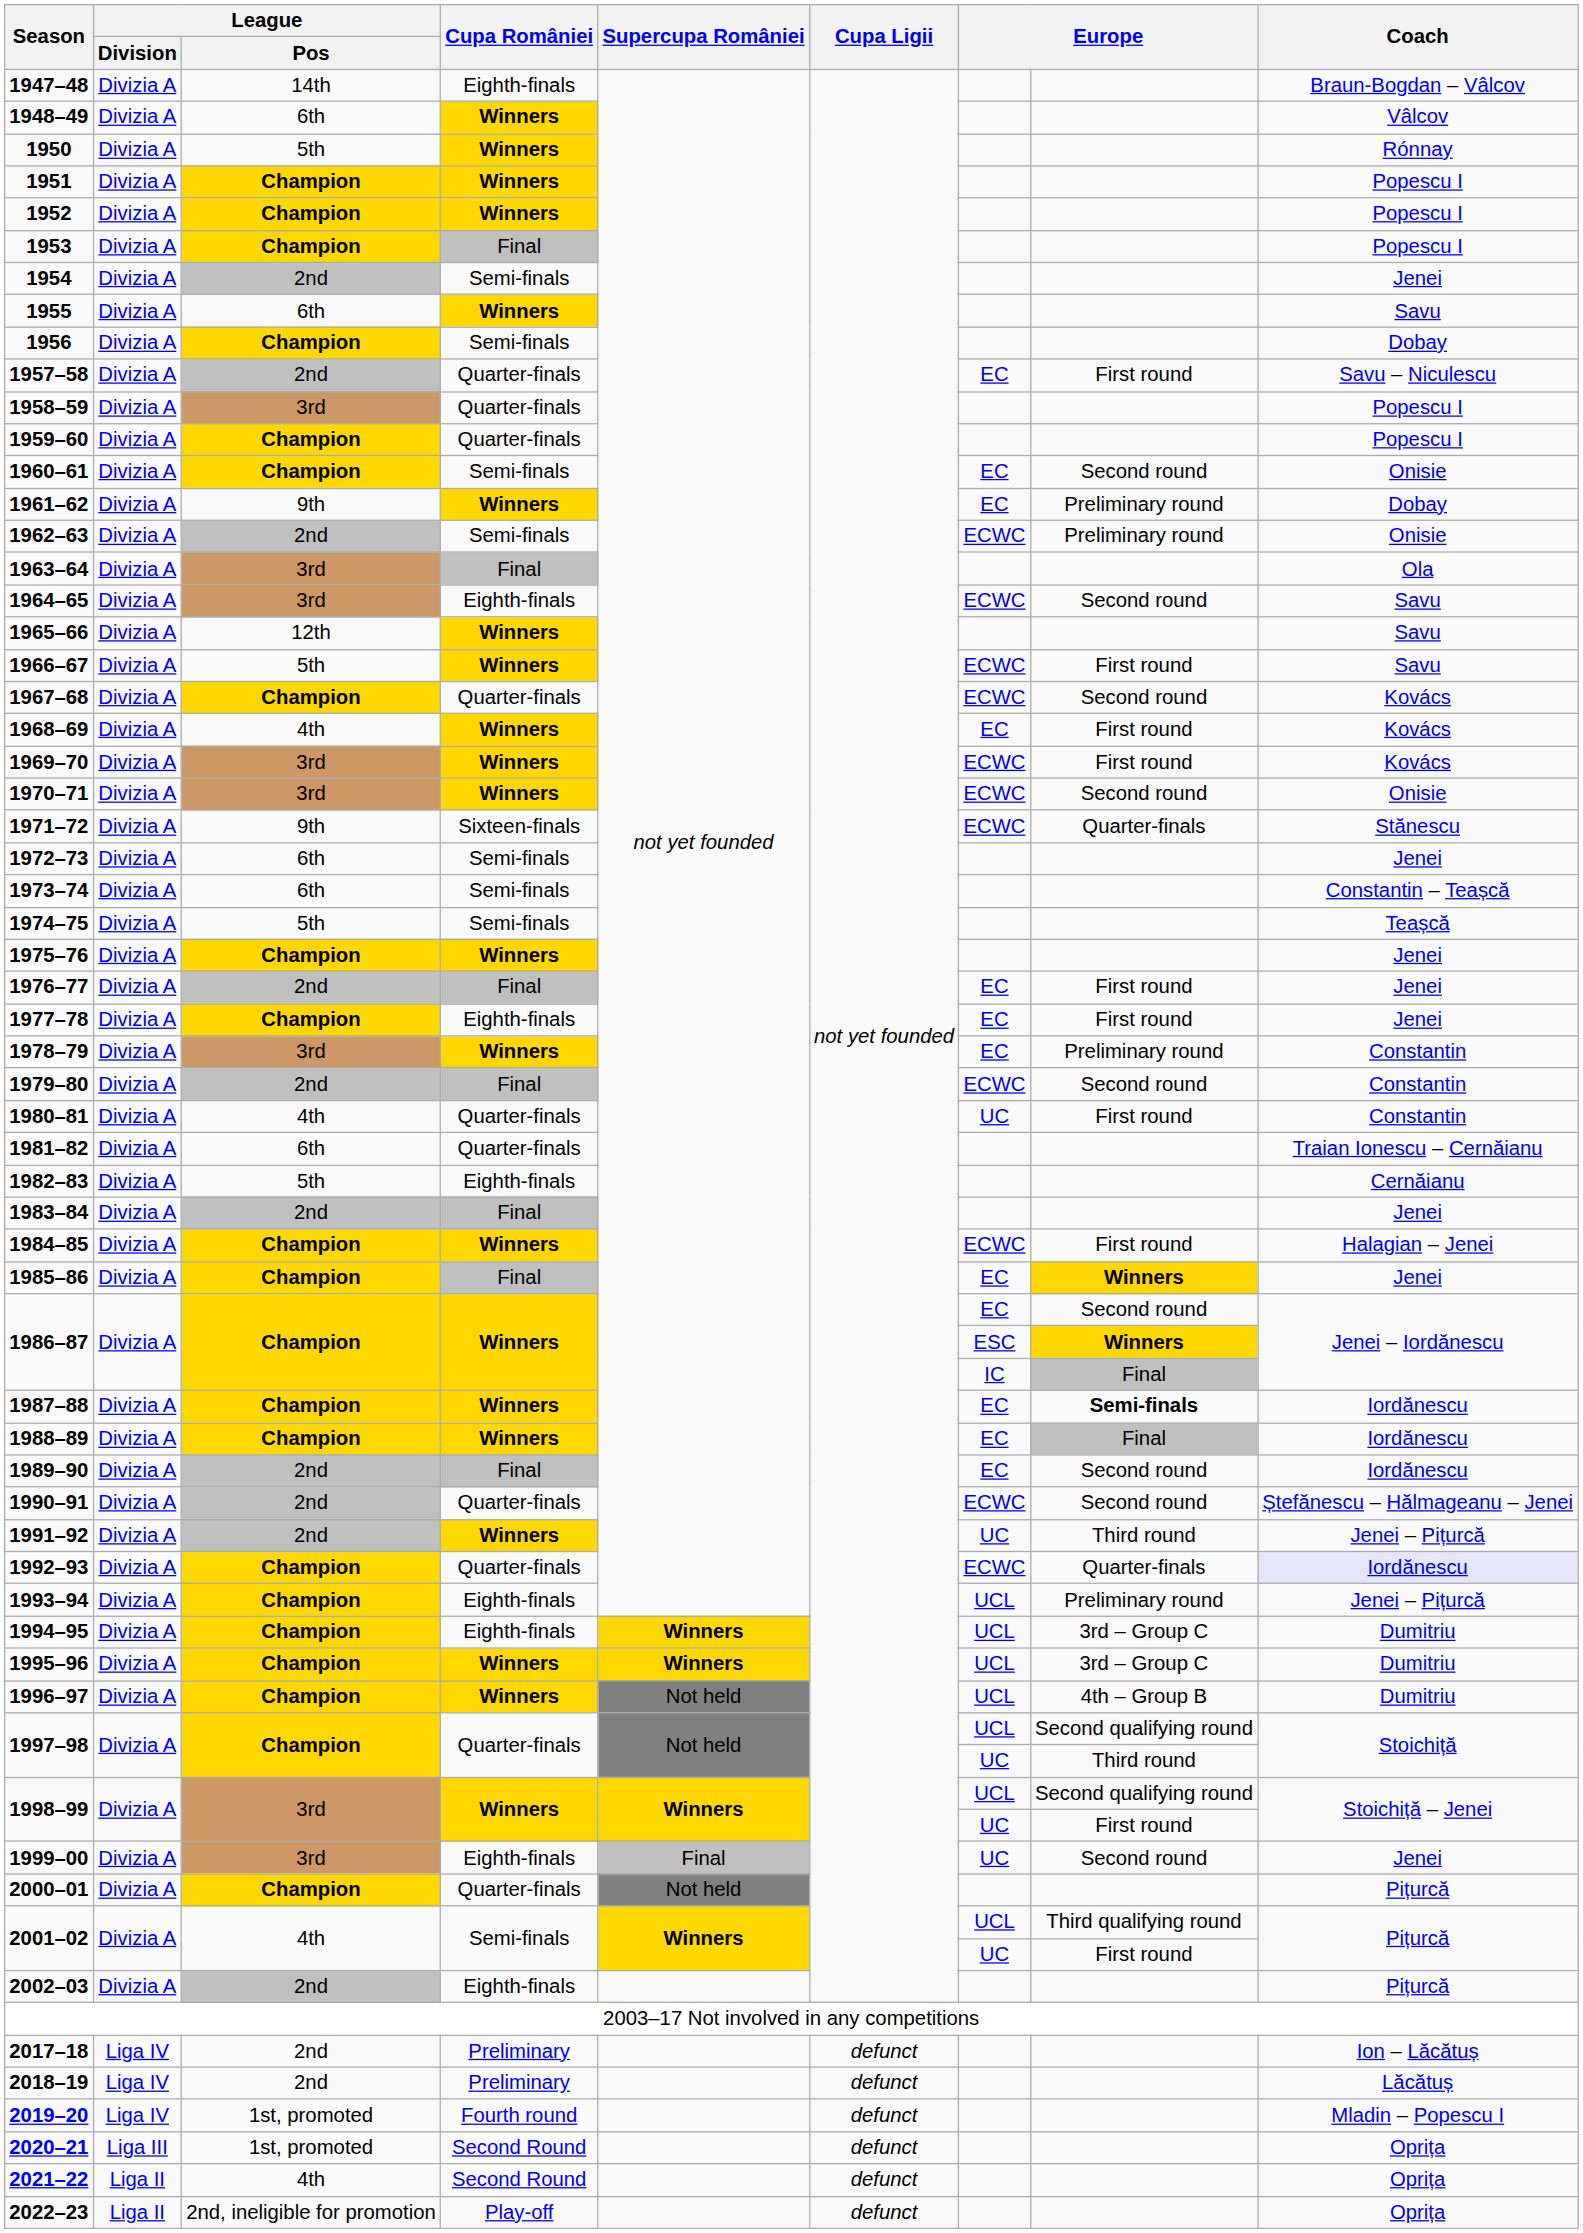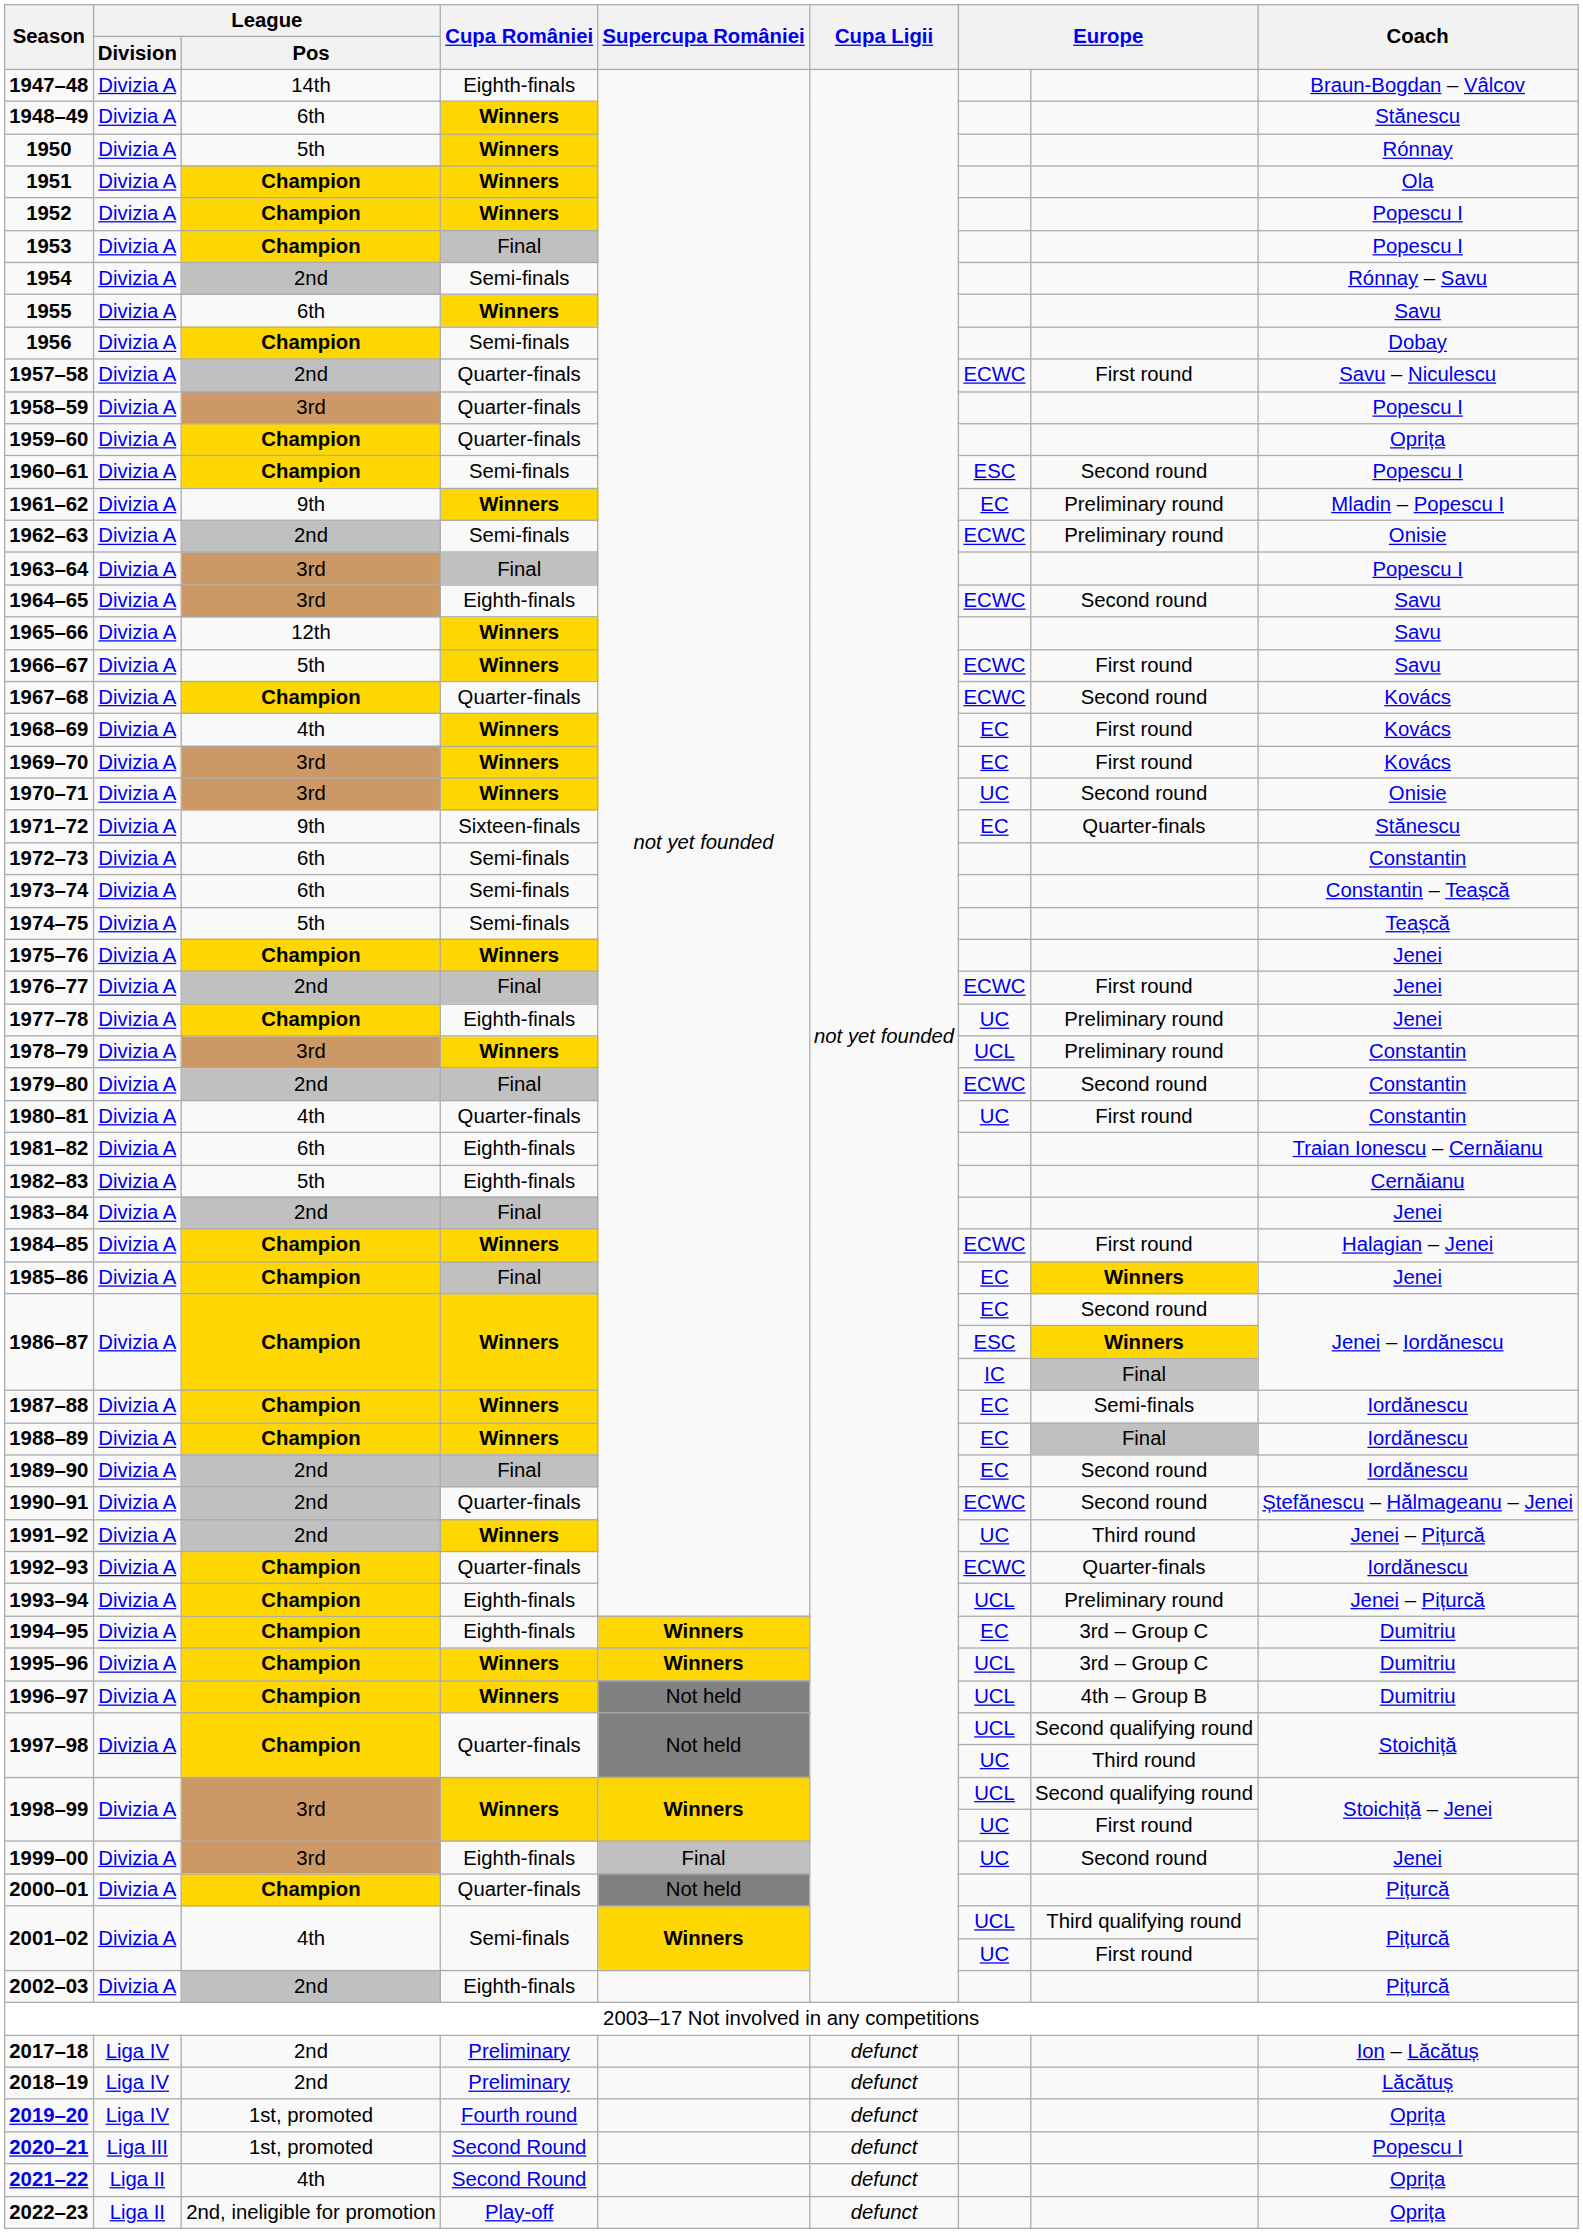(1418, 117) Vâlcov -> (1418, 117) Stănescu
(1418, 181) Popescu I -> (1418, 181) Ola
(1418, 278) Jenei -> (1418, 278) Rónnay – Savu
(994, 375) EC -> (994, 375) ECWC
(1418, 439) Popescu I -> (1418, 439) Oprița
(994, 471) EC -> (994, 471) ESC
(1418, 471) Onisie -> (1418, 471) Popescu I
(1418, 504) Dobay -> (1418, 504) Mladin – Popescu I
(1418, 568) Ola -> (1418, 568) Popescu I
(994, 761) ECWC -> (994, 761) EC
(994, 794) ECWC -> (994, 794) UC
(994, 826) ECWC -> (994, 826) EC
(1418, 858) Jenei -> (1418, 858) Constantin
(994, 987) EC -> (994, 987) ECWC
(994, 1019) EC -> (994, 1019) UC
(1144, 1019) First round -> (1144, 1019) Preliminary round
(994, 1051) EC -> (994, 1051) UCL
(519, 1148) Quarter-finals -> (519, 1148) Eighth-finals
(1144, 1406) bold -> (1144, 1406) normal
(1418, 1567) lavender background -> (1418, 1567) no background
(994, 1631) UCL -> (994, 1631) EC
(1418, 2115) Mladin – Popescu I -> (1418, 2115) Oprița
(1418, 2147) Oprița -> (1418, 2147) Popescu I
